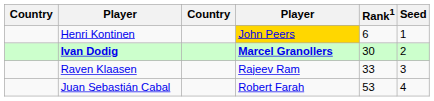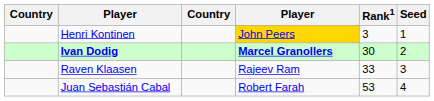(365, 34) 6 -> (365, 34) 3
